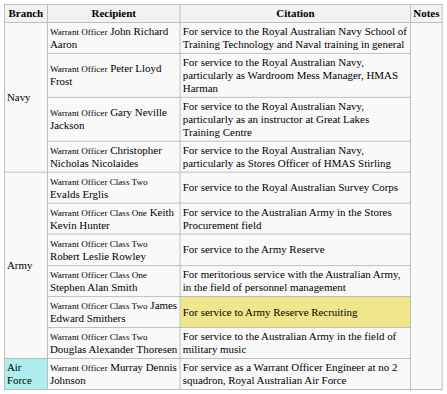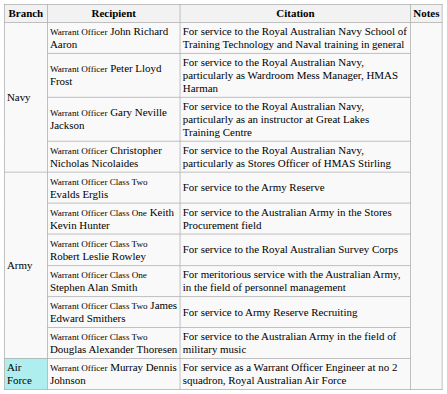(290, 188) For service to the Royal Australian Survey Corps -> (254, 188) For service to the Army Reserve
(254, 250) For service to the Army Reserve -> (290, 250) For service to the Royal Australian Survey Corps
(270, 312) khaki background -> (270, 312) no background
